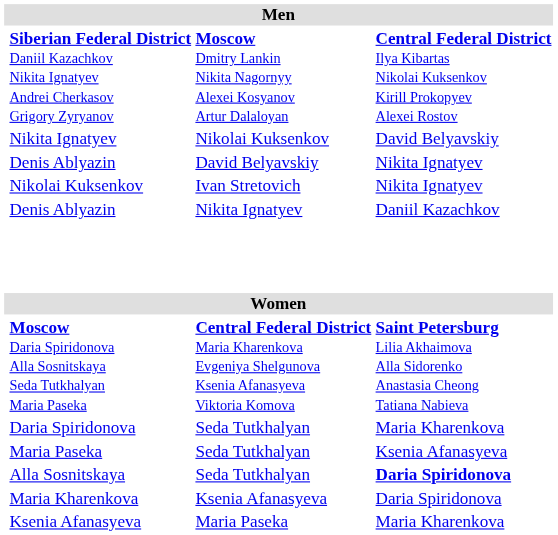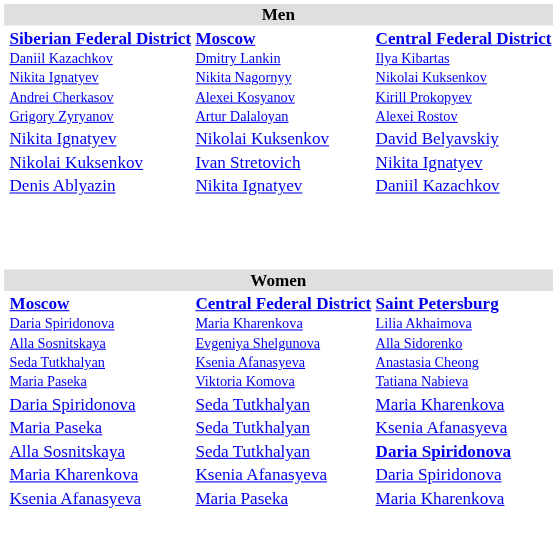- row: (63, 162)
